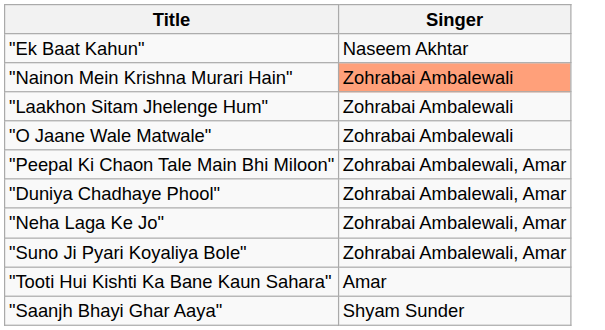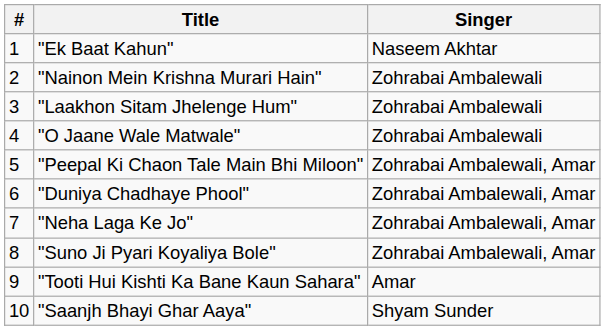+ column: (19, 19)
(428, 78) lightsalmon background -> (457, 78) no background
